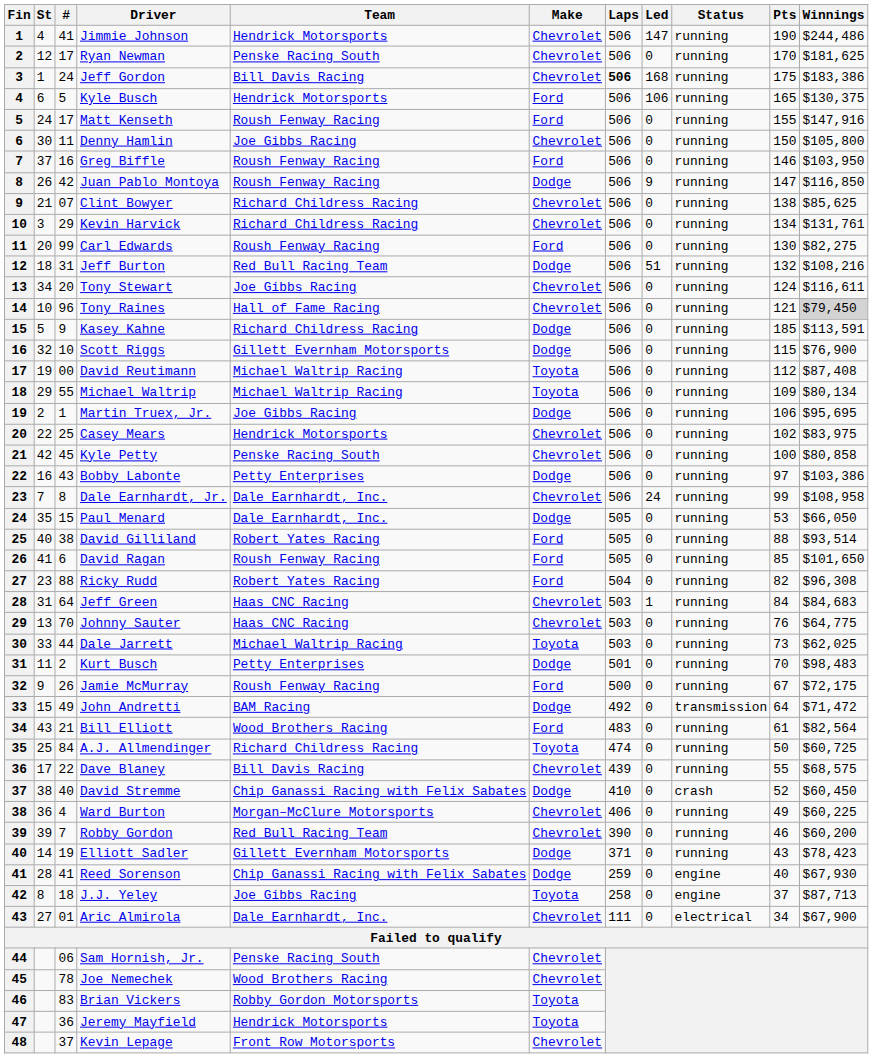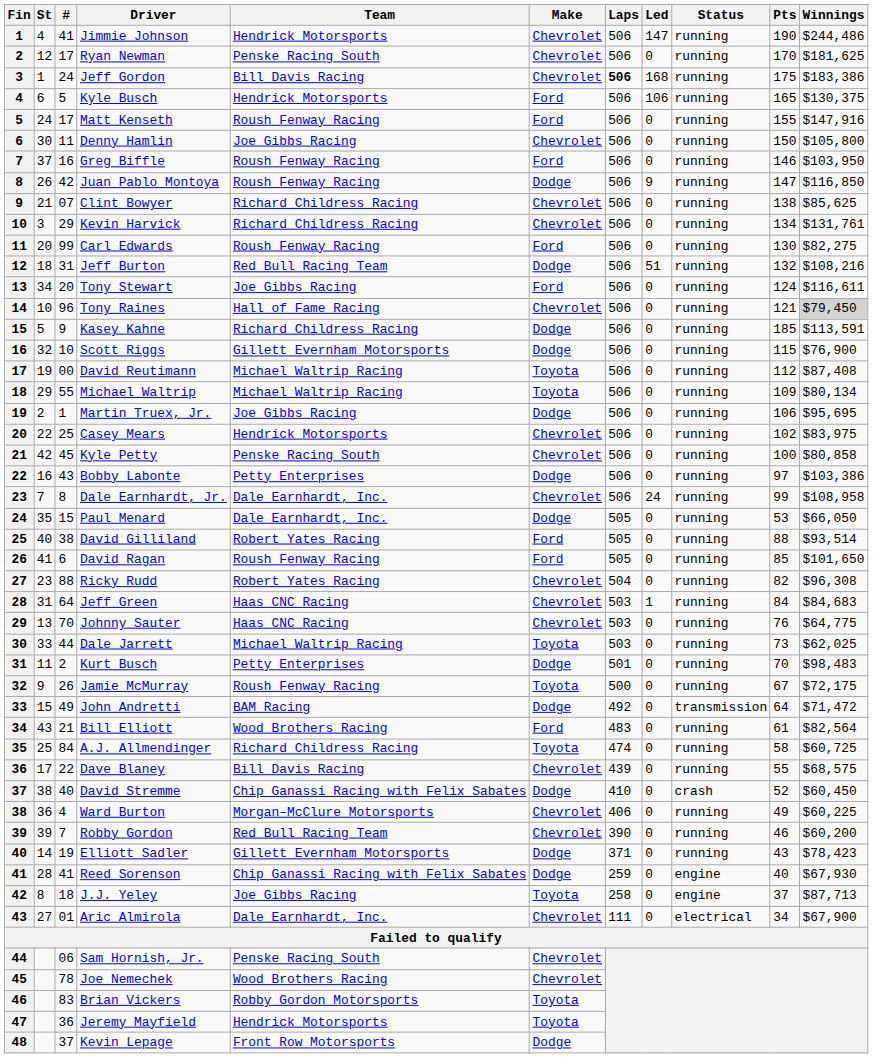(567, 288) Chevrolet -> (548, 288) Ford
(548, 581) Ford -> (567, 581) Chevrolet
(548, 686) Ford -> (556, 686) Toyota
(781, 749) 50 -> (781, 749) 58
(567, 1043) Chevrolet -> (552, 1043) Dodge
